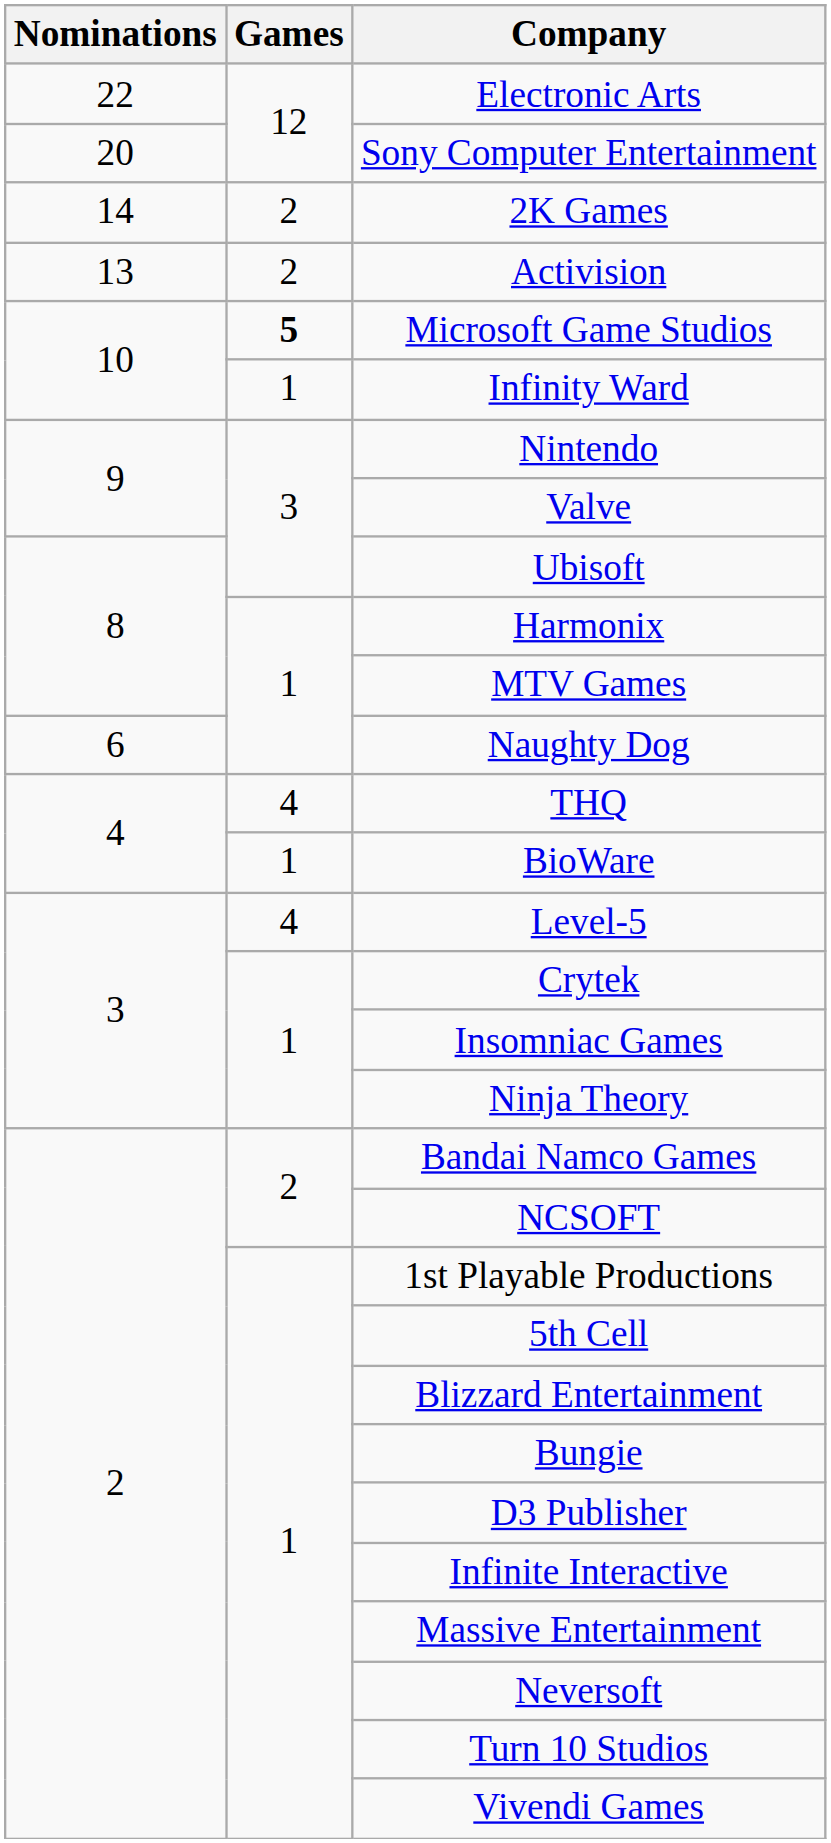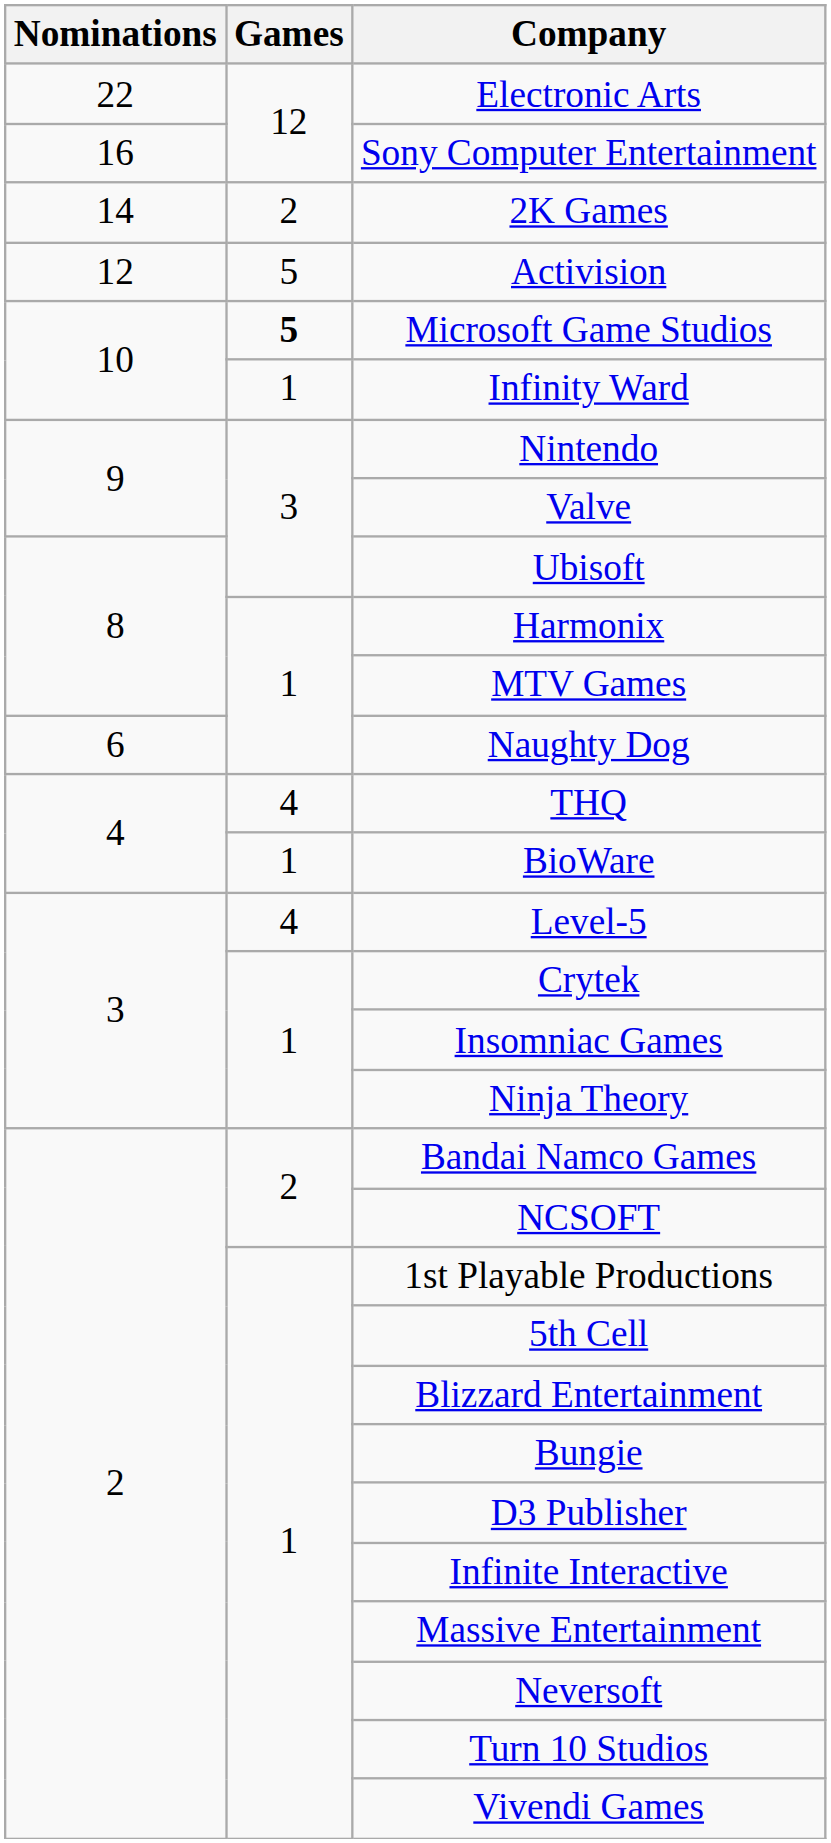(115, 152) 20 -> (115, 152) 16
(115, 270) 13 -> (115, 270) 12
(289, 270) 2 -> (289, 270) 5
